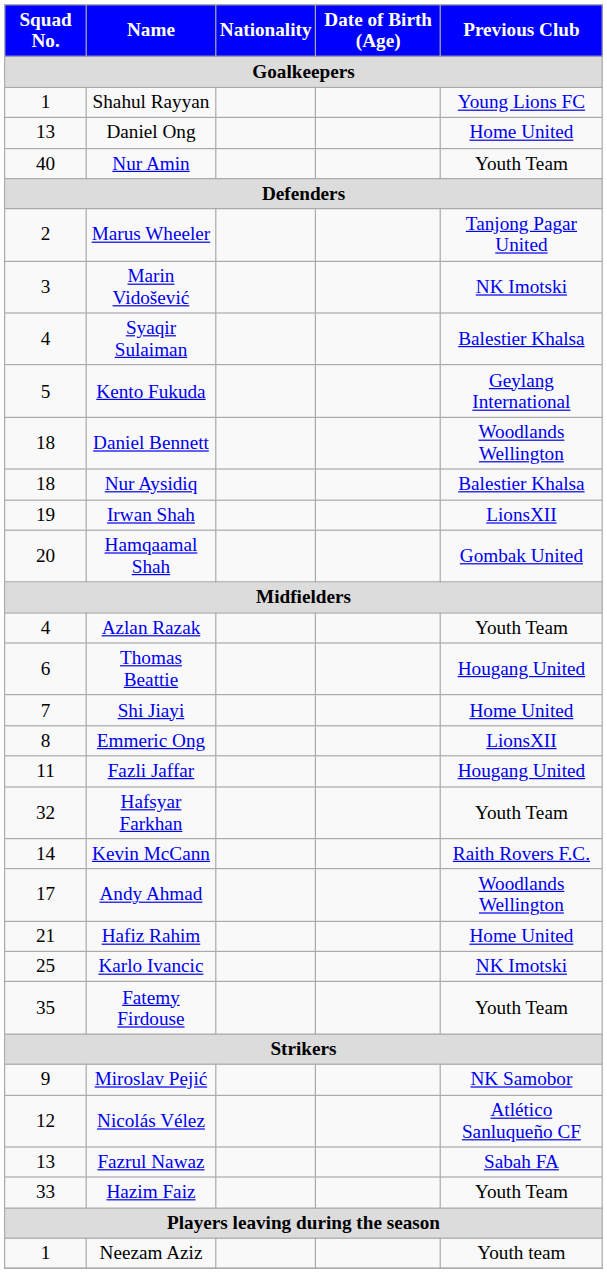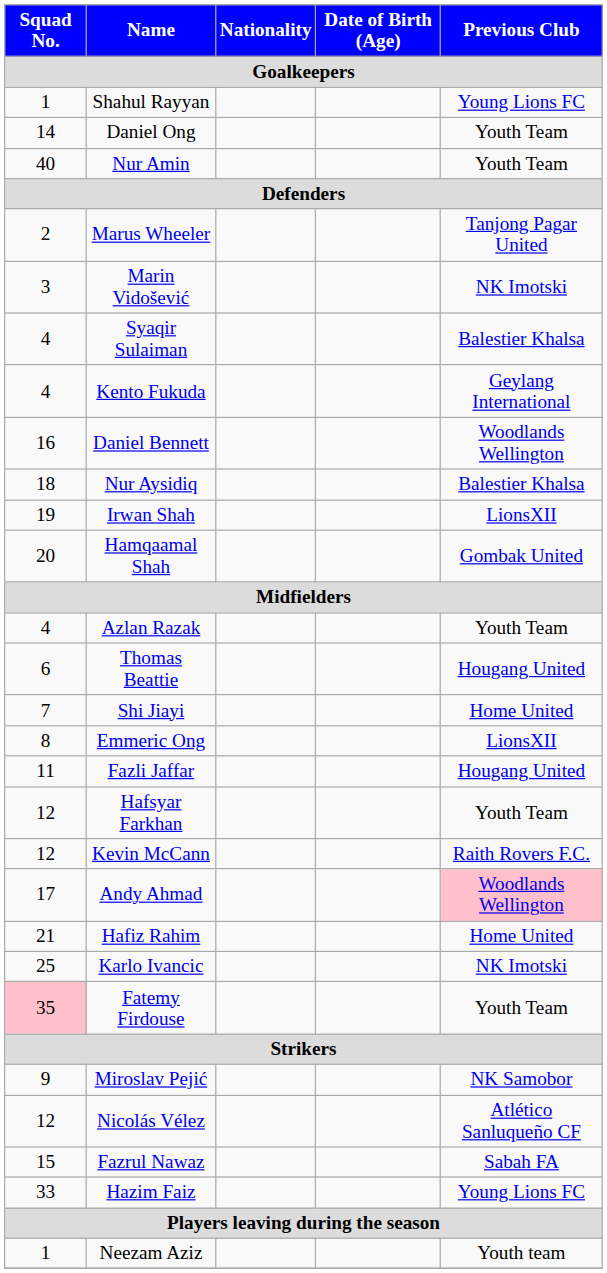(46, 132) 13 -> (46, 132) 14
(521, 132) Home United -> (521, 132) Youth Team
(46, 390) 5 -> (46, 390) 4
(46, 443) 18 -> (46, 443) 16
(46, 812) 32 -> (46, 812) 12
(46, 853) 14 -> (46, 853) 12
(521, 894) no background -> (521, 894) pink background
(46, 1007) no background -> (46, 1007) pink background
(46, 1161) 13 -> (46, 1161) 15
(521, 1192) Youth Team -> (521, 1192) Young Lions FC
